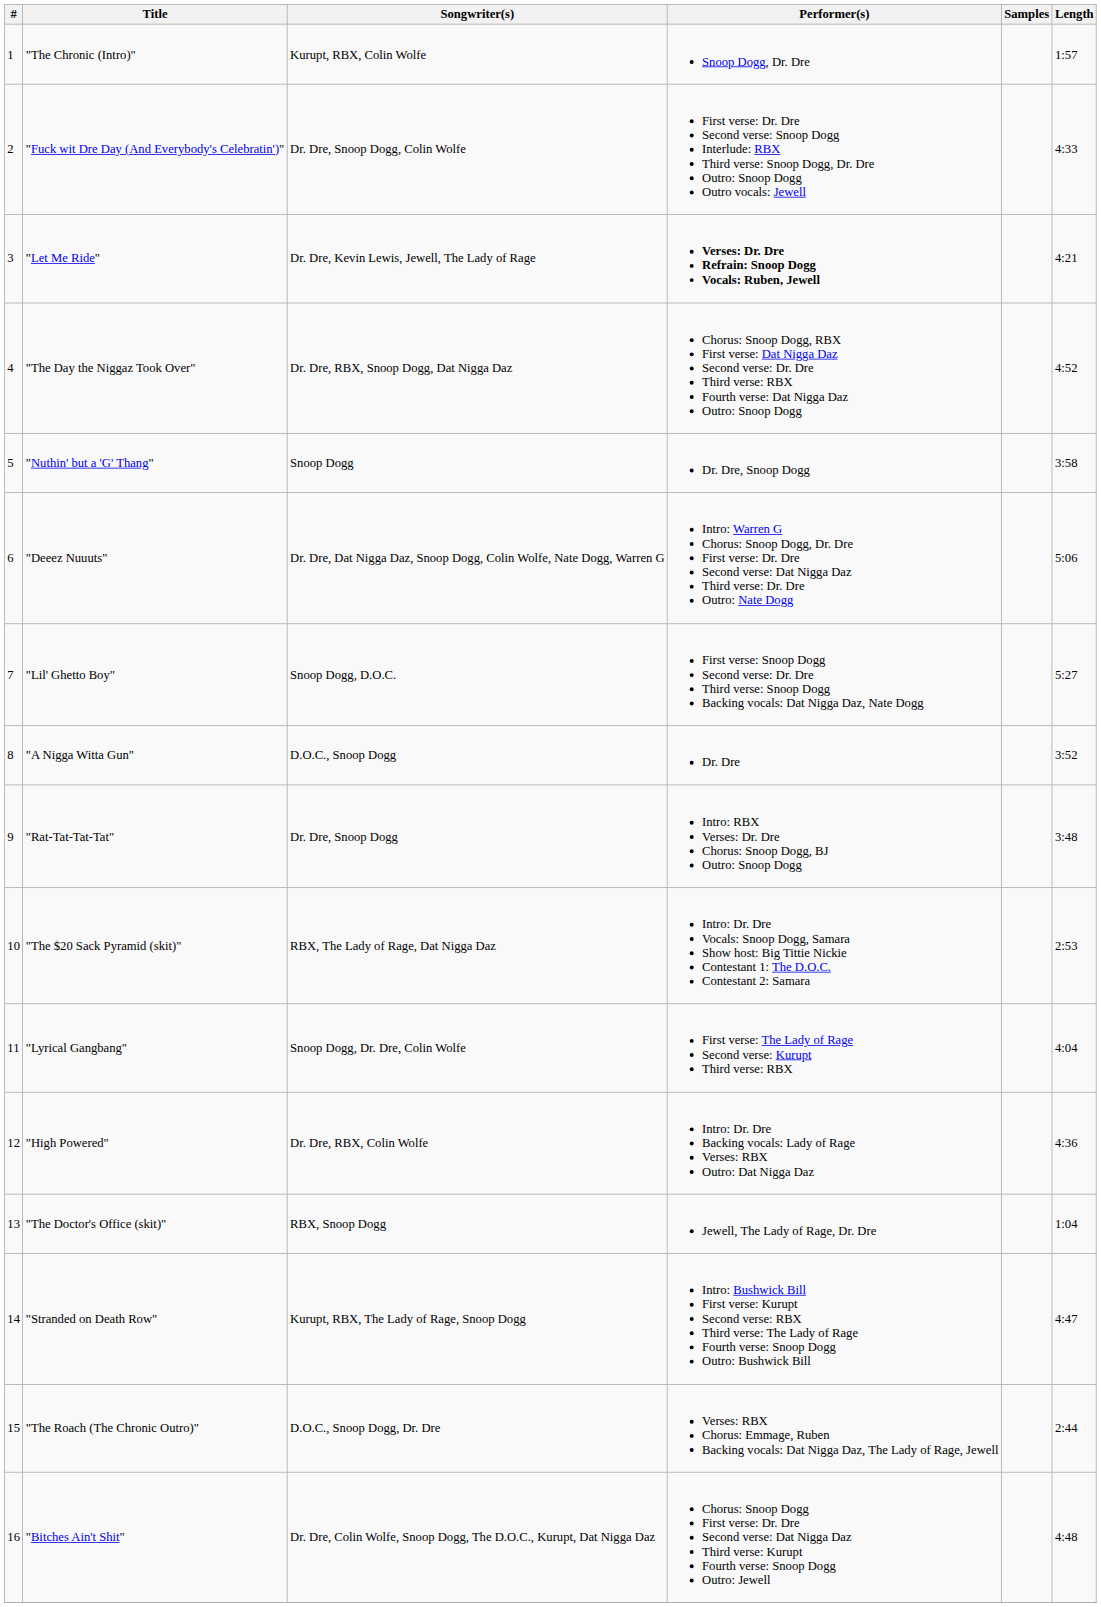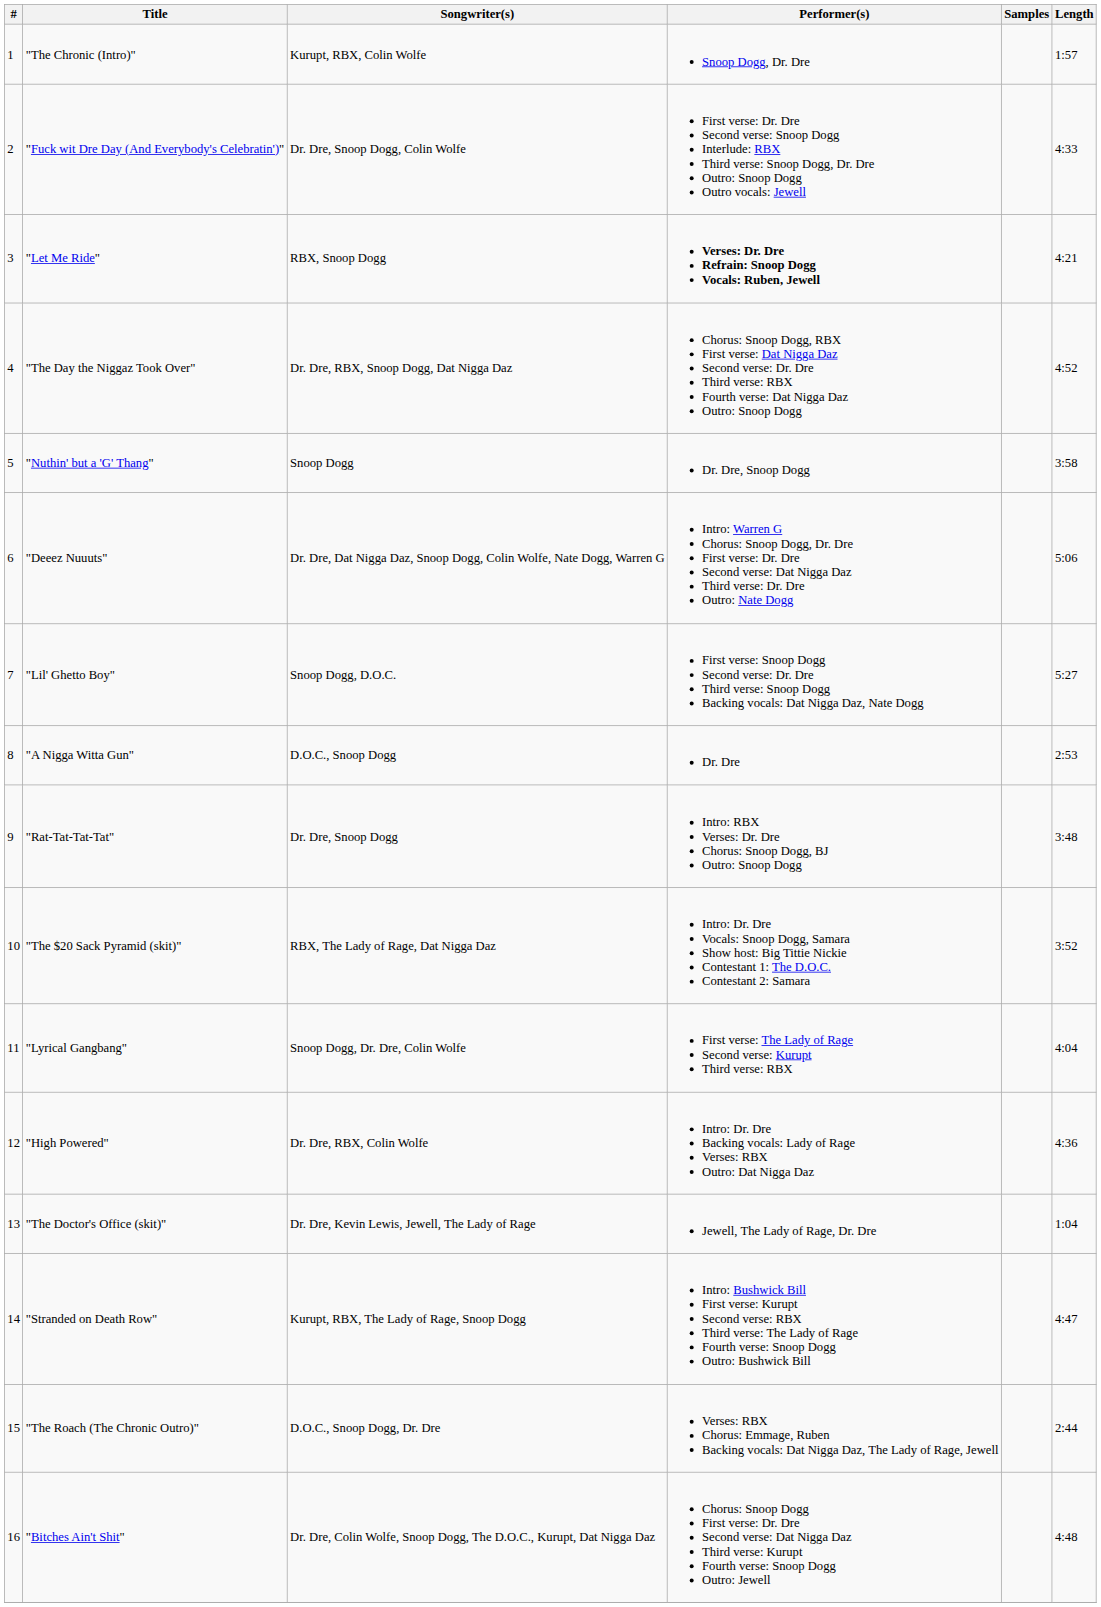(413, 258) Dr. Dre, Kevin Lewis, Jewell, The Lady of Rage -> (338, 258) RBX, Snoop Dogg
(1066, 755) 3:52 -> (1066, 755) 2:53
(1066, 945) 2:53 -> (1066, 945) 3:52
(338, 1223) RBX, Snoop Dogg -> (413, 1223) Dr. Dre, Kevin Lewis, Jewell, The Lady of Rage
